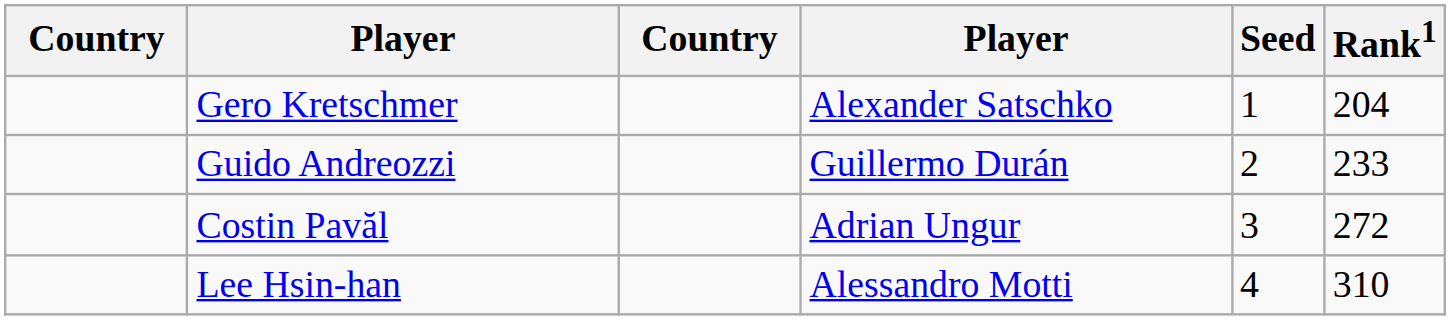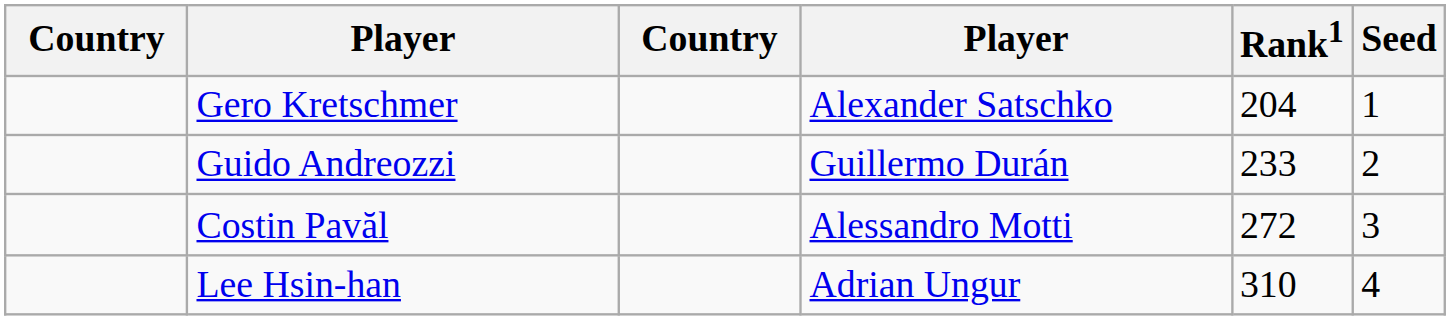columns swapped: (1385, 39) <-> (1278, 39)
(915, 224) Adrian Ungur -> (941, 224) Alessandro Motti
(941, 284) Alessandro Motti -> (915, 284) Adrian Ungur
